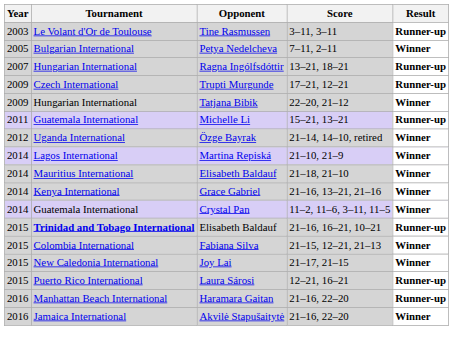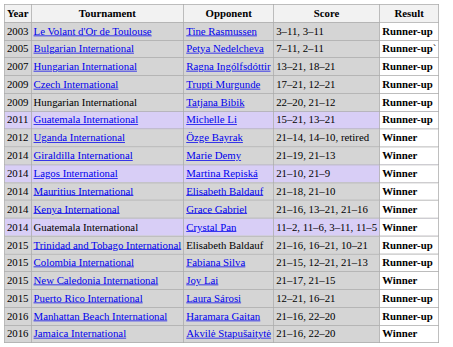(413, 49) Winner -> (409, 49) Runner-up`
(413, 102) Winner -> (407, 102) Runner-up
+ row: (214, 156)
(114, 227) bold -> (107, 245) normal
(413, 245) Winner -> (407, 263) Runner-up
